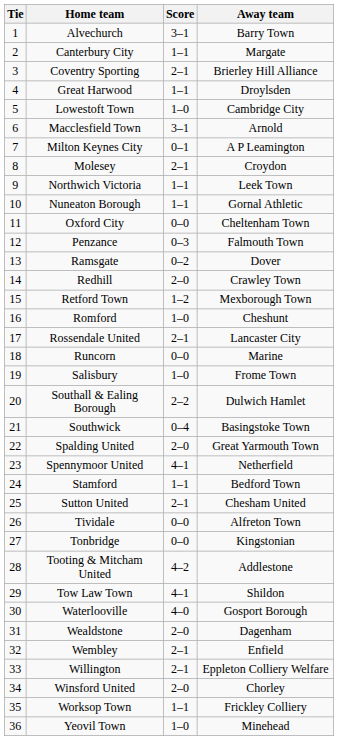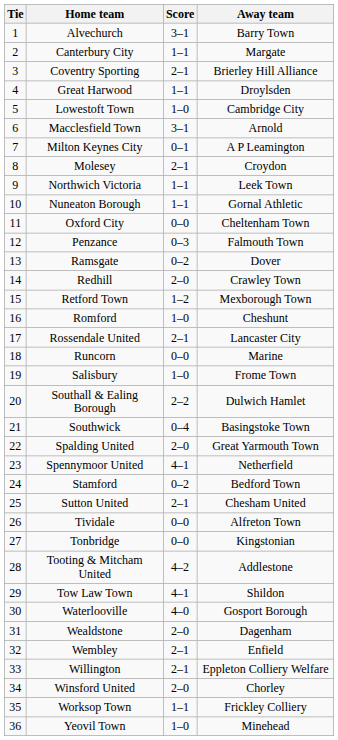(180, 484) 1–1 -> (180, 484) 0–2
